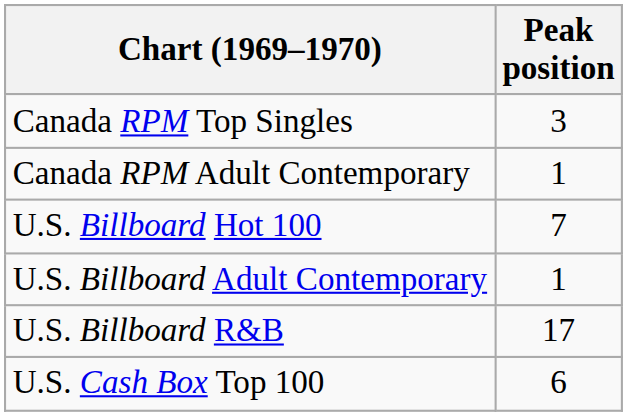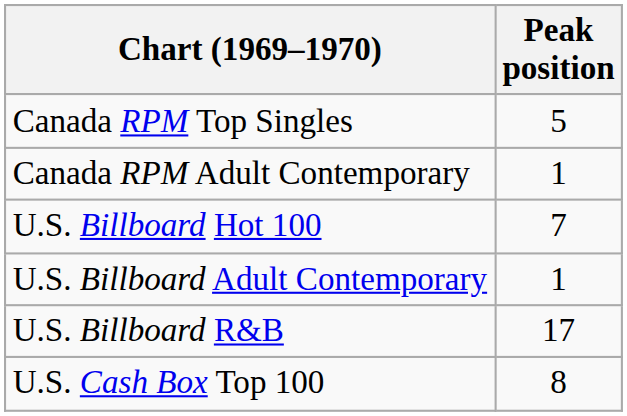(559, 120) 3 -> (559, 120) 5
(559, 383) 6 -> (559, 383) 8
